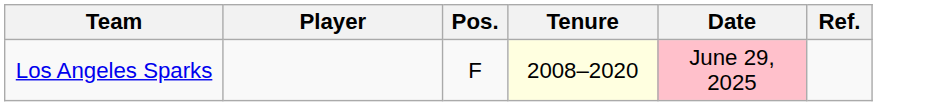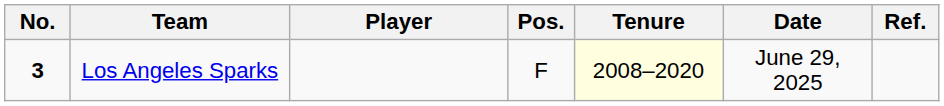+ column: (38, 22)
(732, 69) pink background -> (798, 69) no background
